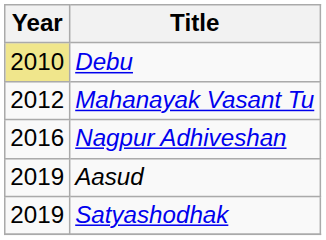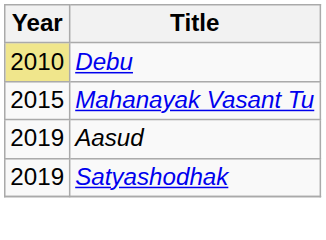(37, 100) 2012 -> (37, 100) 2015
- row: (181, 138)
